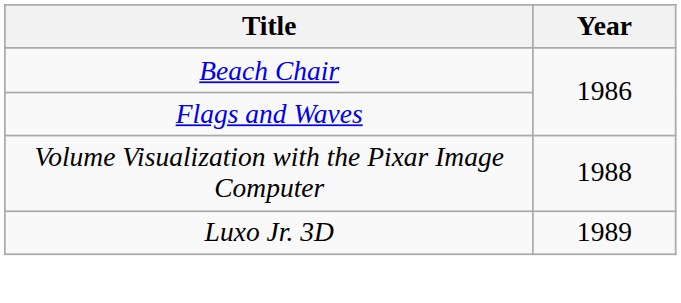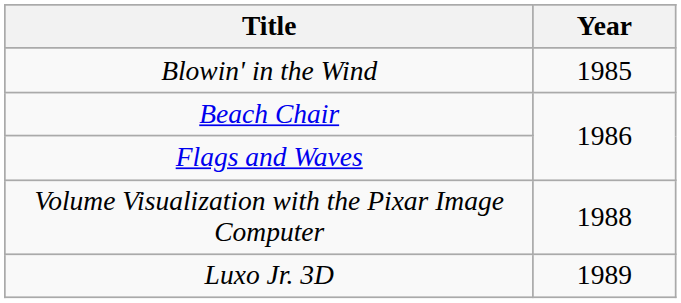+ row: (269, 69)
